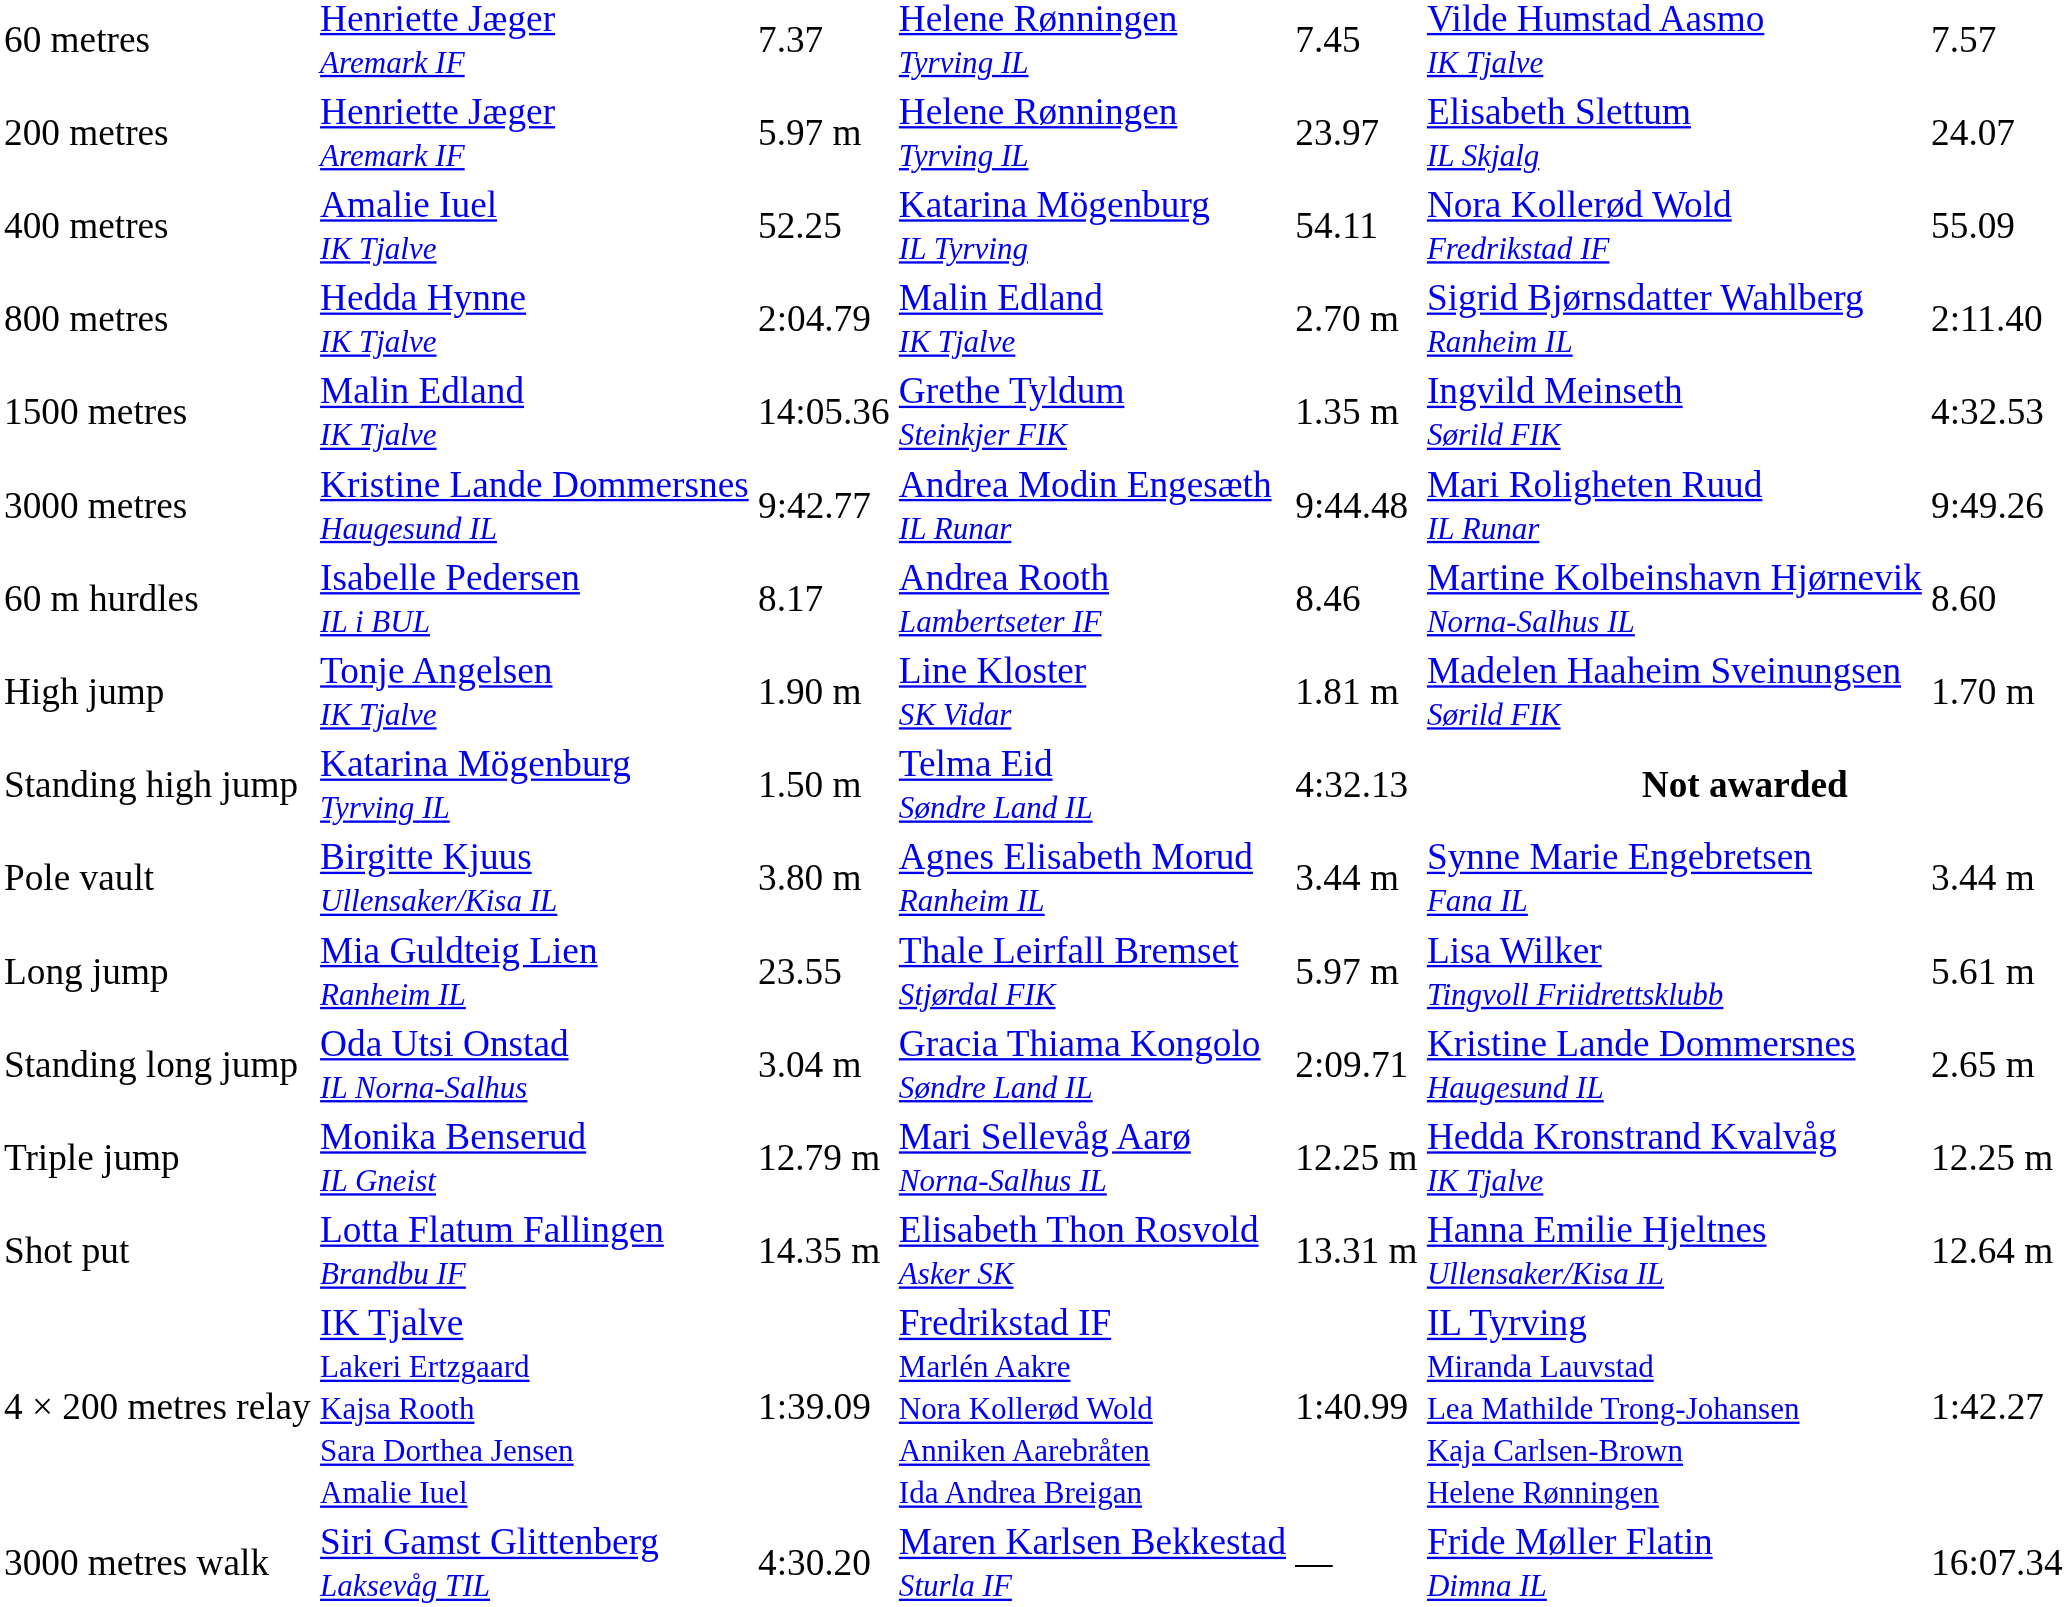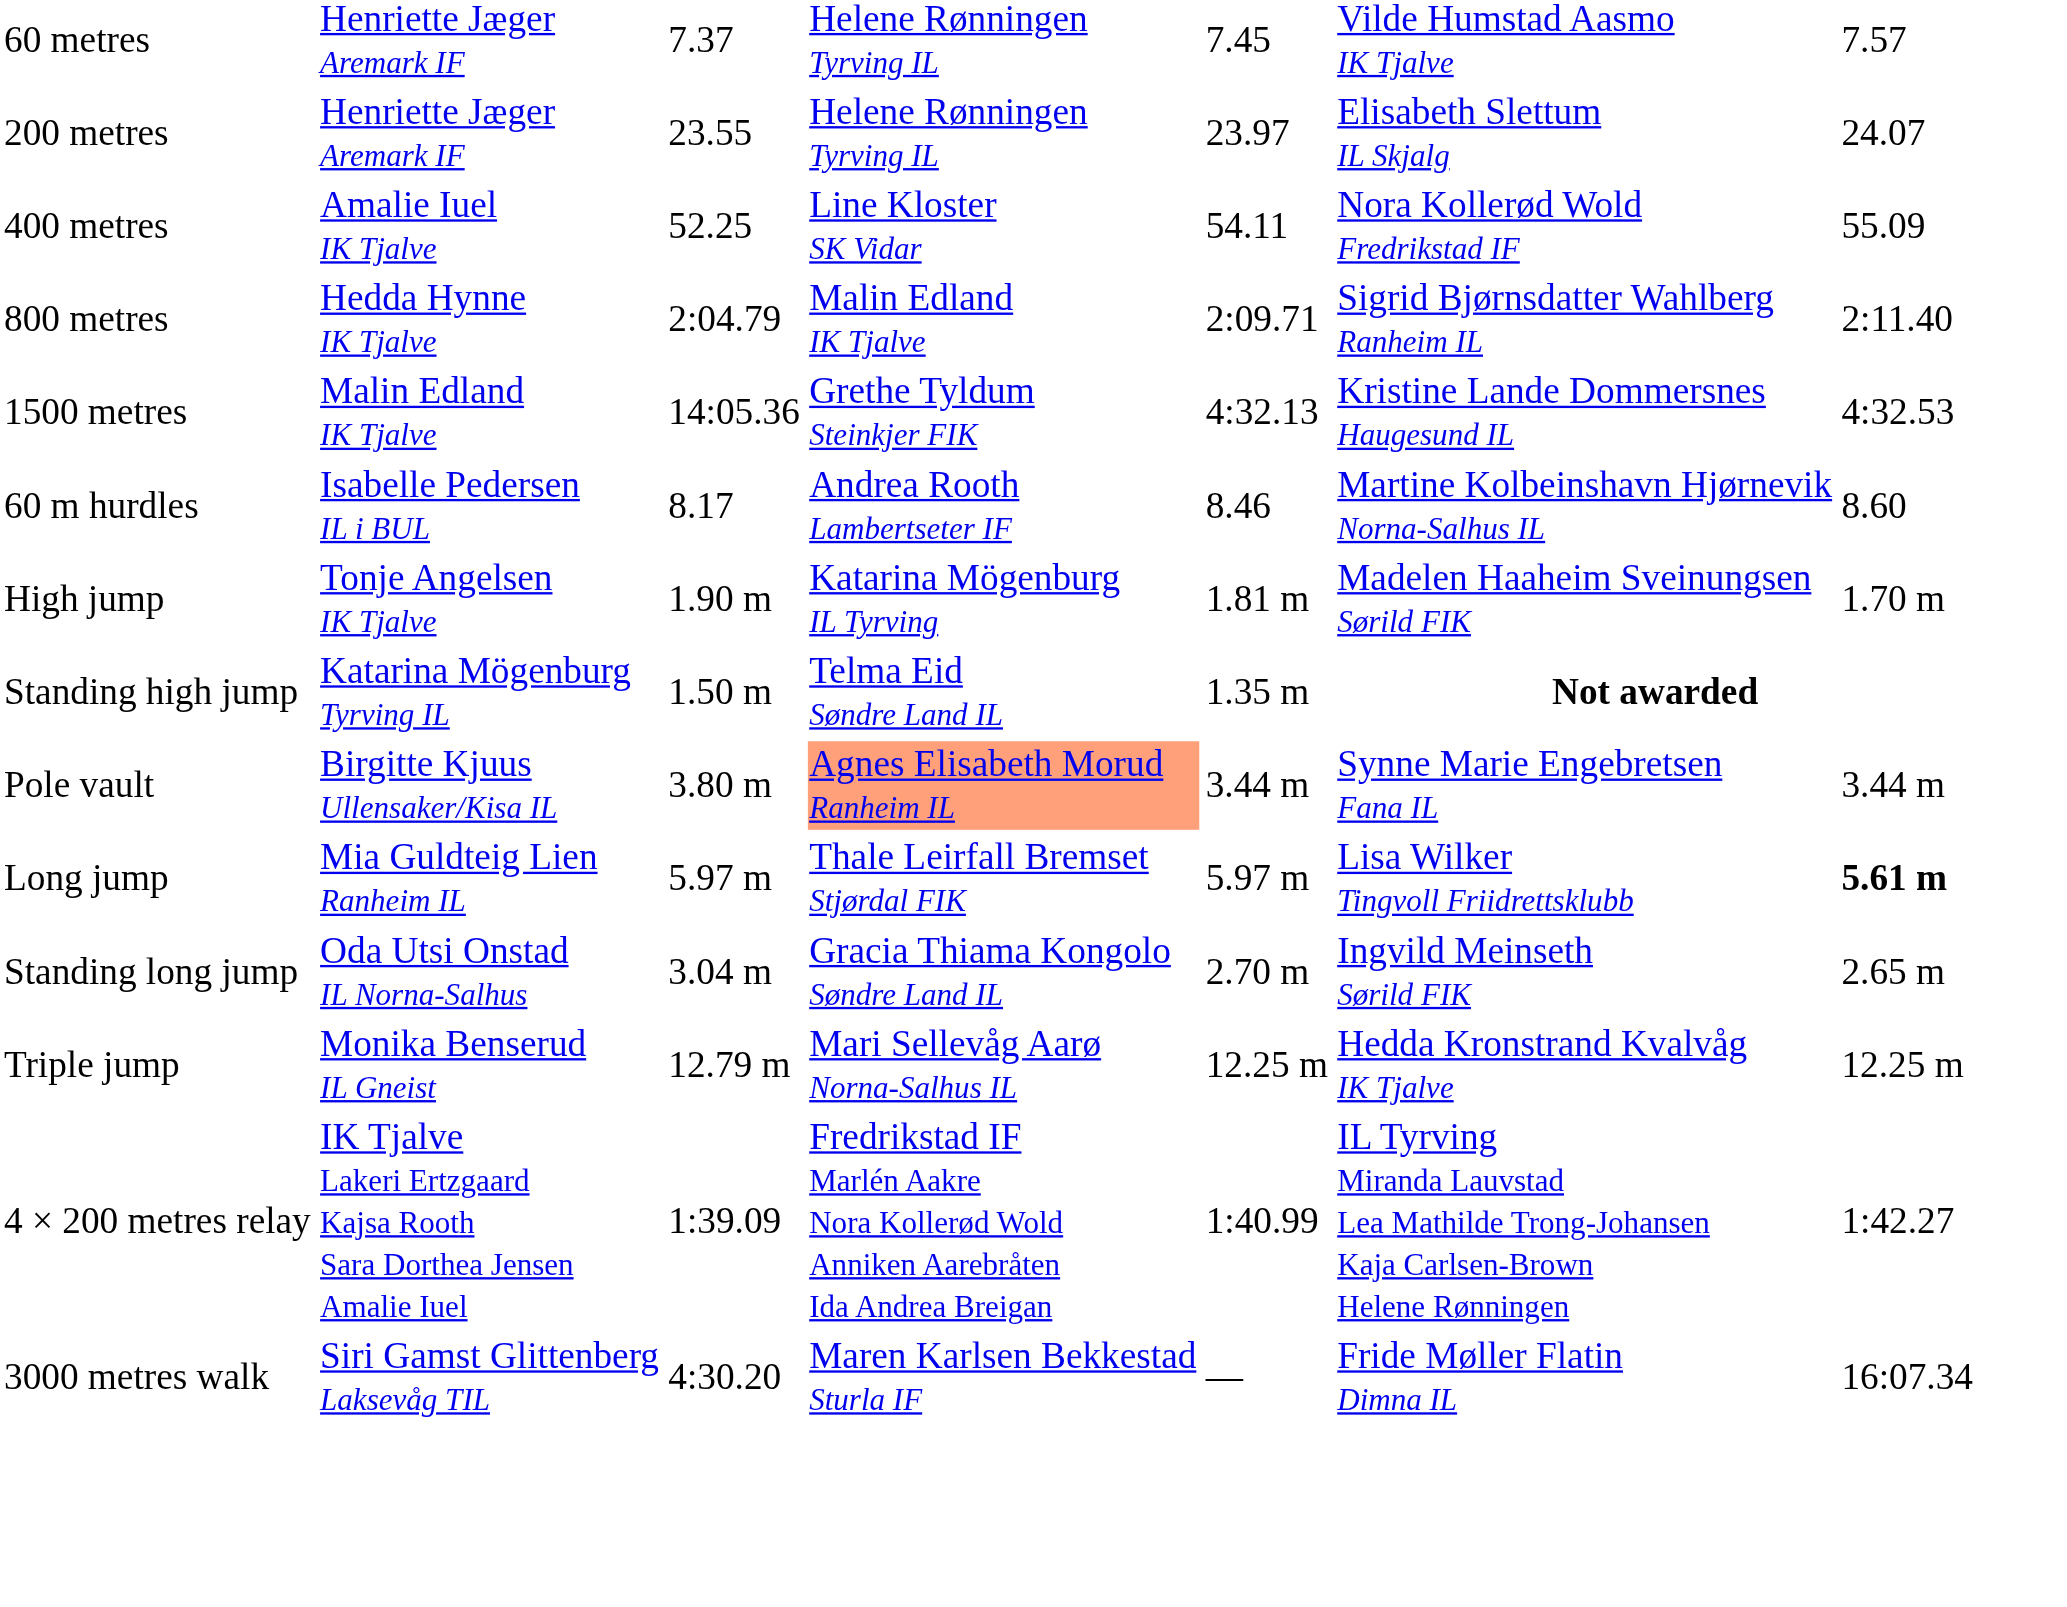(810, 132) 5.97 m -> (710, 132) 23.55
(1054, 225) Katarina Mögenburg IL Tyrving -> (903, 225) Line Kloster SK Vidar
(1347, 318) 2.70 m -> (1262, 318) 2:09.71
(1347, 412) 1.35 m -> (1262, 412) 4:32.13
(1555, 412) Ingvild Meinseth Sørild FIK -> (1552, 412) Kristine Lande Dommersnes Haugesund IL
- row: (96, 505)
(993, 691) Line Kloster SK Vidar -> (965, 598) Katarina Mögenburg IL Tyrving
(1352, 784) 4:32.13 -> (1257, 691) 1.35 m
(1076, 878) no background -> (986, 784) lightsalmon background
(800, 971) 23.55 -> (720, 878) 5.97 m
(1983, 971) normal -> (1894, 878) bold
(1352, 1064) 2:09.71 -> (1257, 971) 2.70 m
(1641, 1064) Kristine Lande Dommersnes Haugesund IL -> (1465, 971) Ingvild Meinseth Sørild FIK
- row: (67, 1250)
